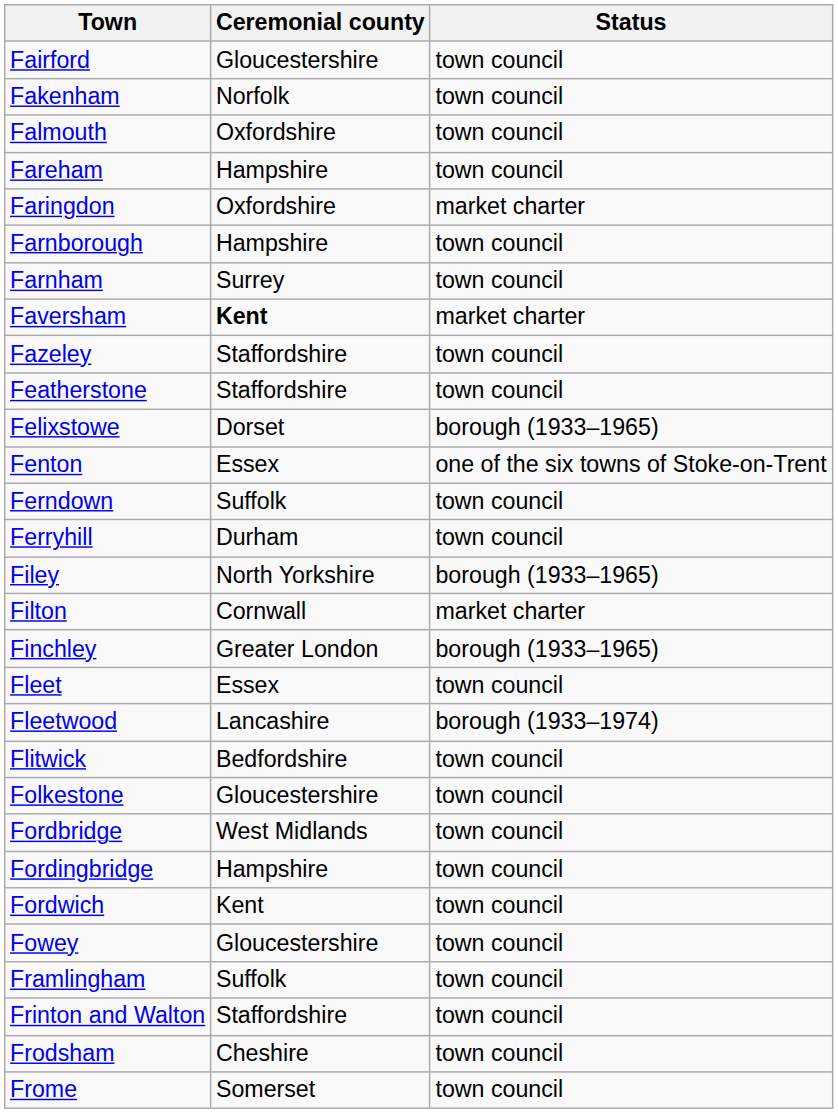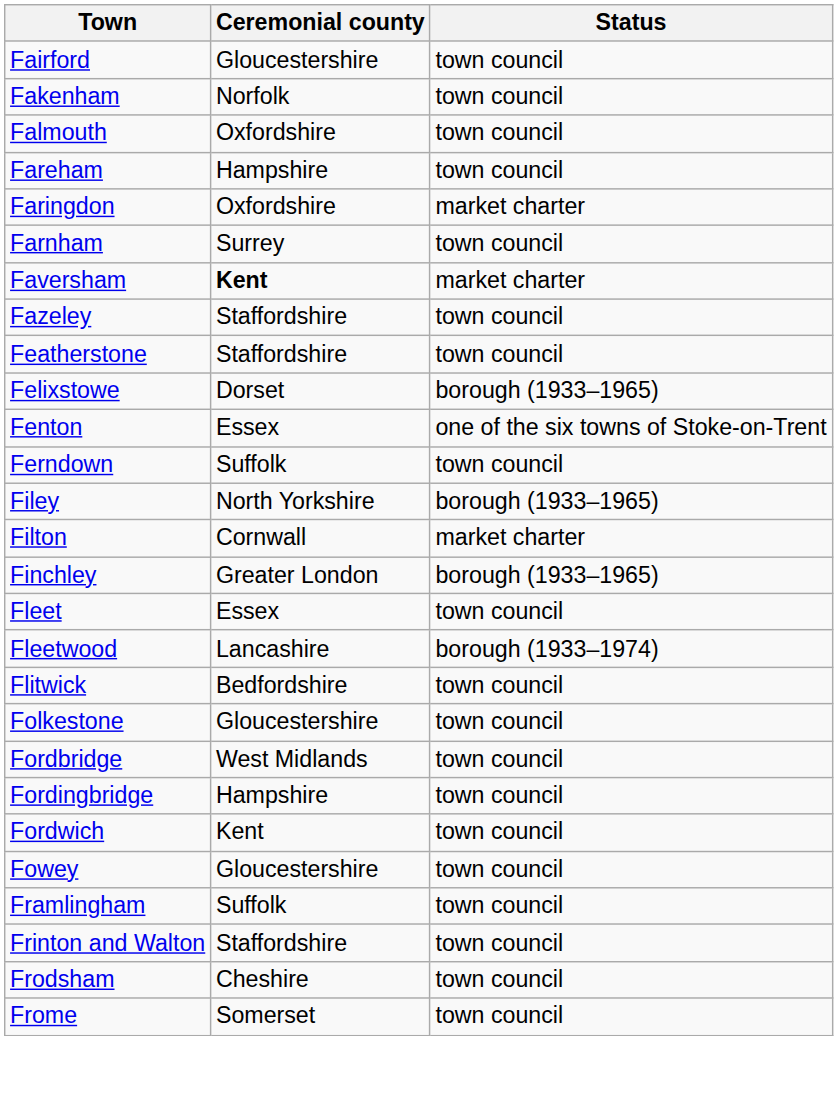- row: (77, 243)
- row: (51, 538)
